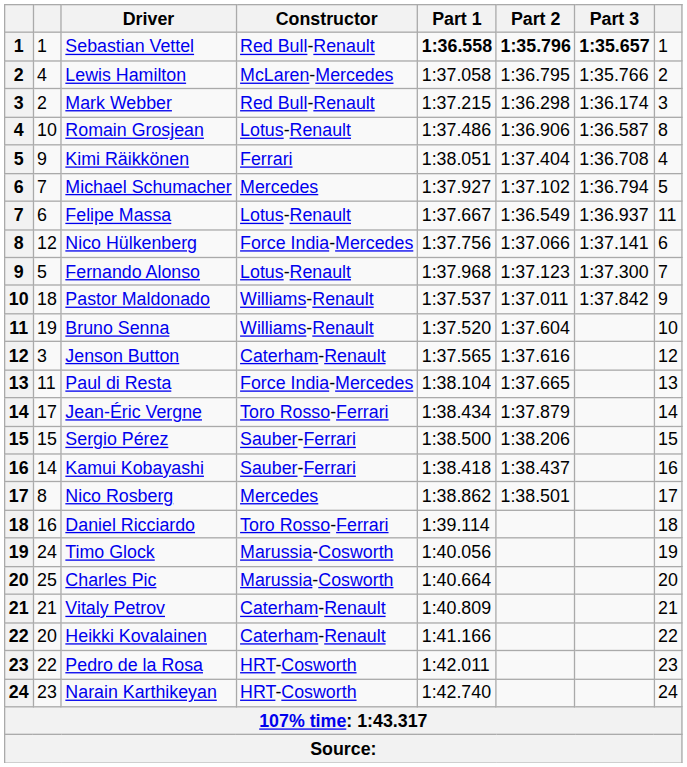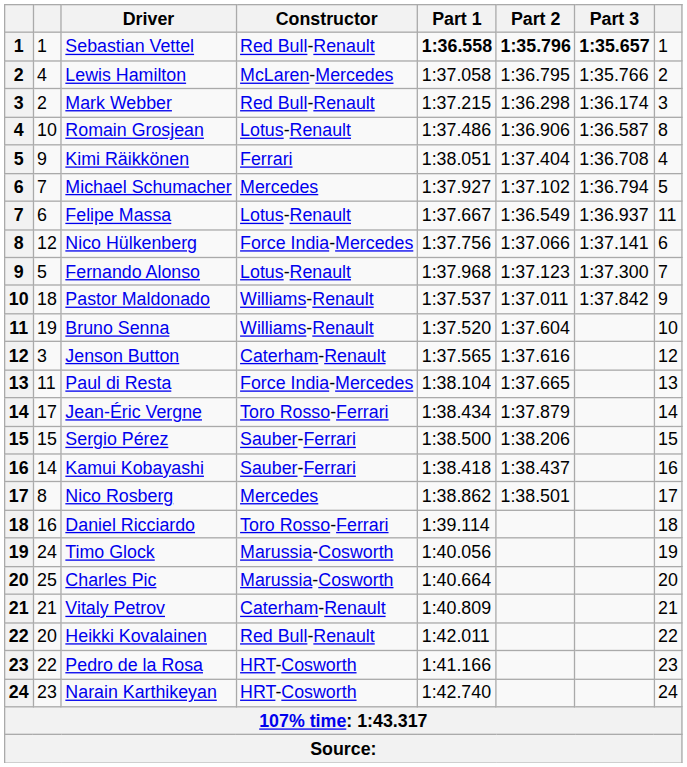(313, 636) Caterham-Renault -> (307, 636) Red Bull-Renault
(456, 636) 1:41.166 -> (456, 636) 1:42.011
(456, 664) 1:42.011 -> (456, 664) 1:41.166
